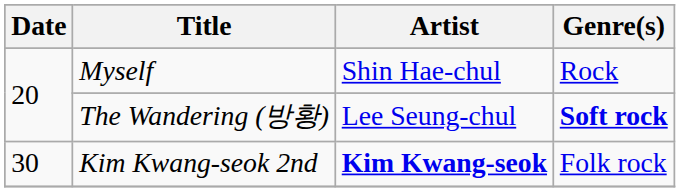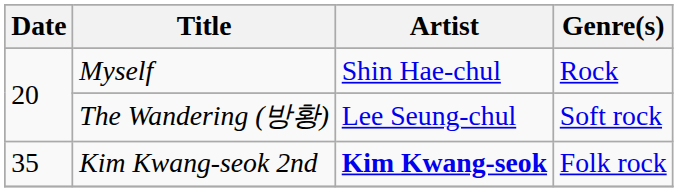(614, 116) bold -> (611, 116) normal
(25, 163) 30 -> (25, 163) 35
